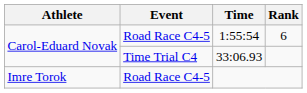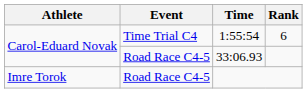(167, 35) Road Race C4-5 -> (160, 35) Time Trial C4
(160, 56) Time Trial C4 -> (167, 56) Road Race C4-5
